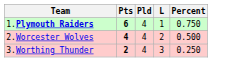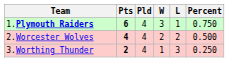+ column: (162, 11)
